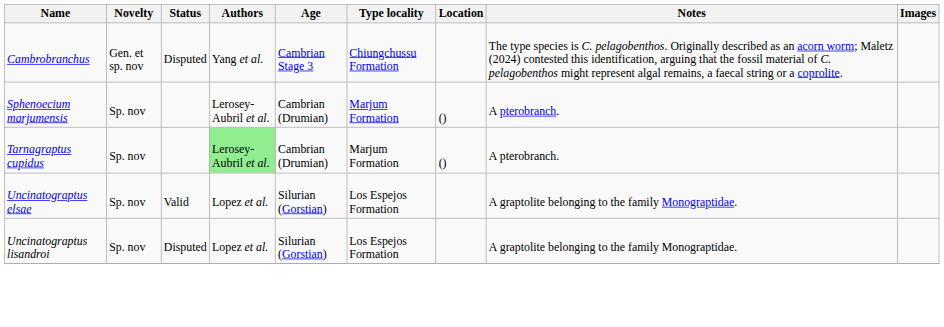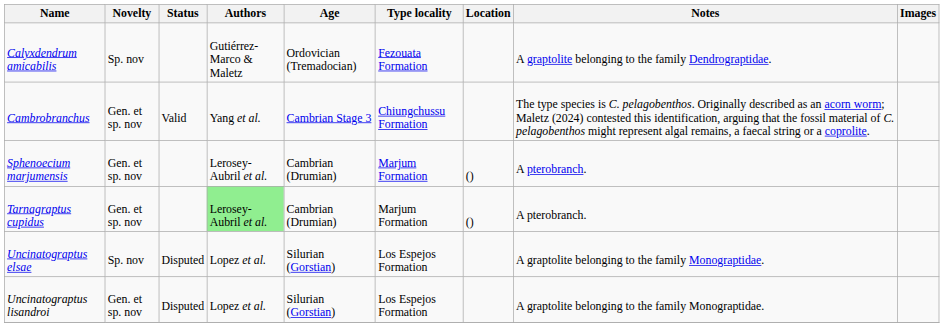+ row: (42, 59)
(185, 59) Disputed -> (174, 118) Valid
(127, 111) Sp. nov -> (125, 170) Gen. et sp. nov
(127, 156) Sp. nov -> (125, 215) Gen. et sp. nov
(176, 202) Valid -> (183, 260) Disputed
(127, 247) Sp. nov -> (125, 306) Gen. et sp. nov
